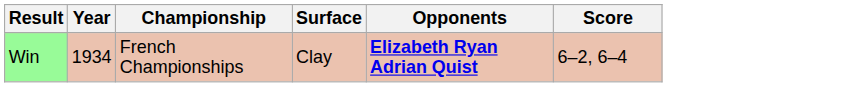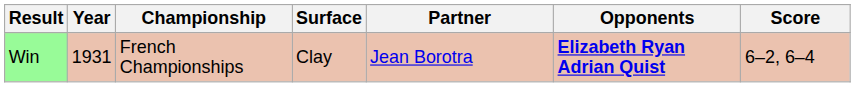+ column: (460, 18)
(92, 57) 1934 -> (92, 57) 1931
